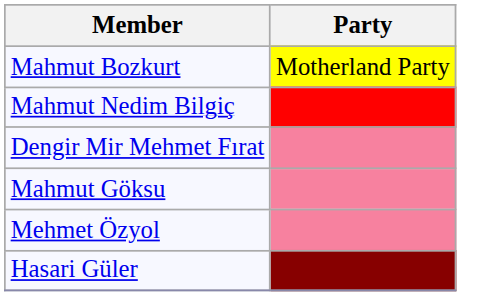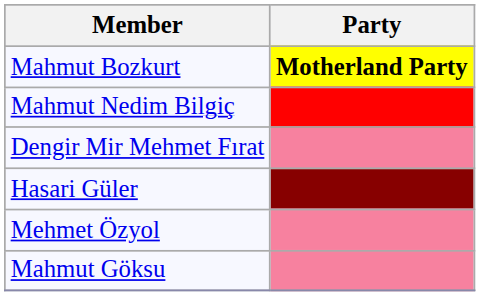(363, 66) normal -> (372, 66) bold
rows swapped: (88, 188) <-> (74, 270)
